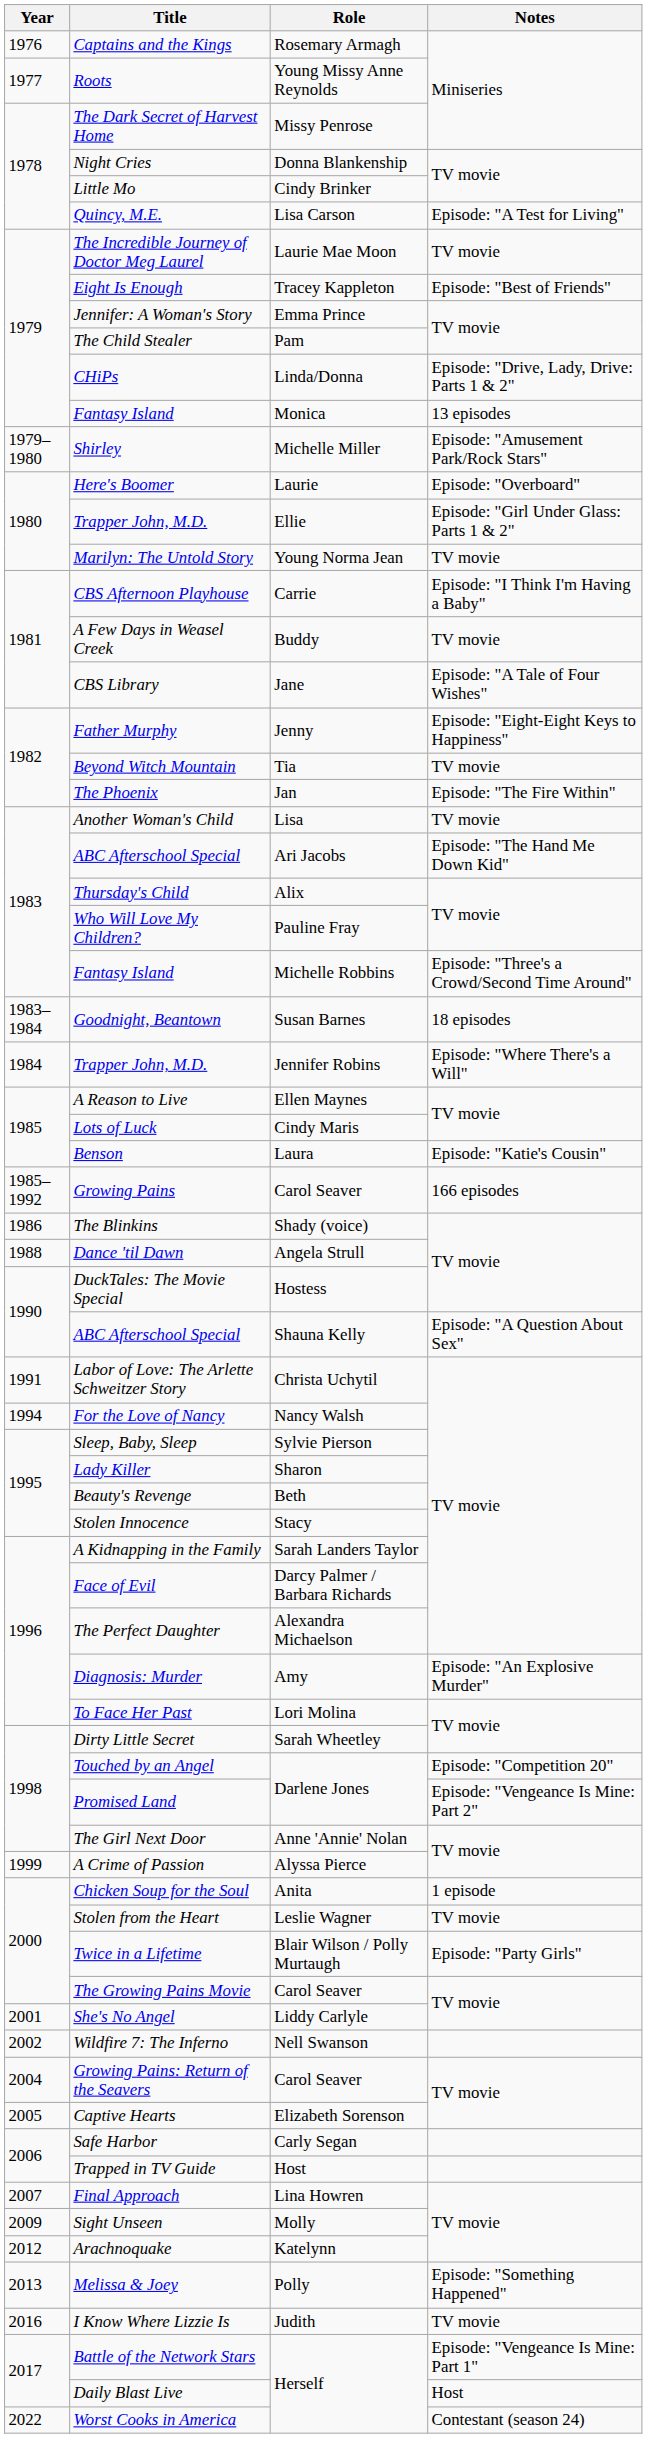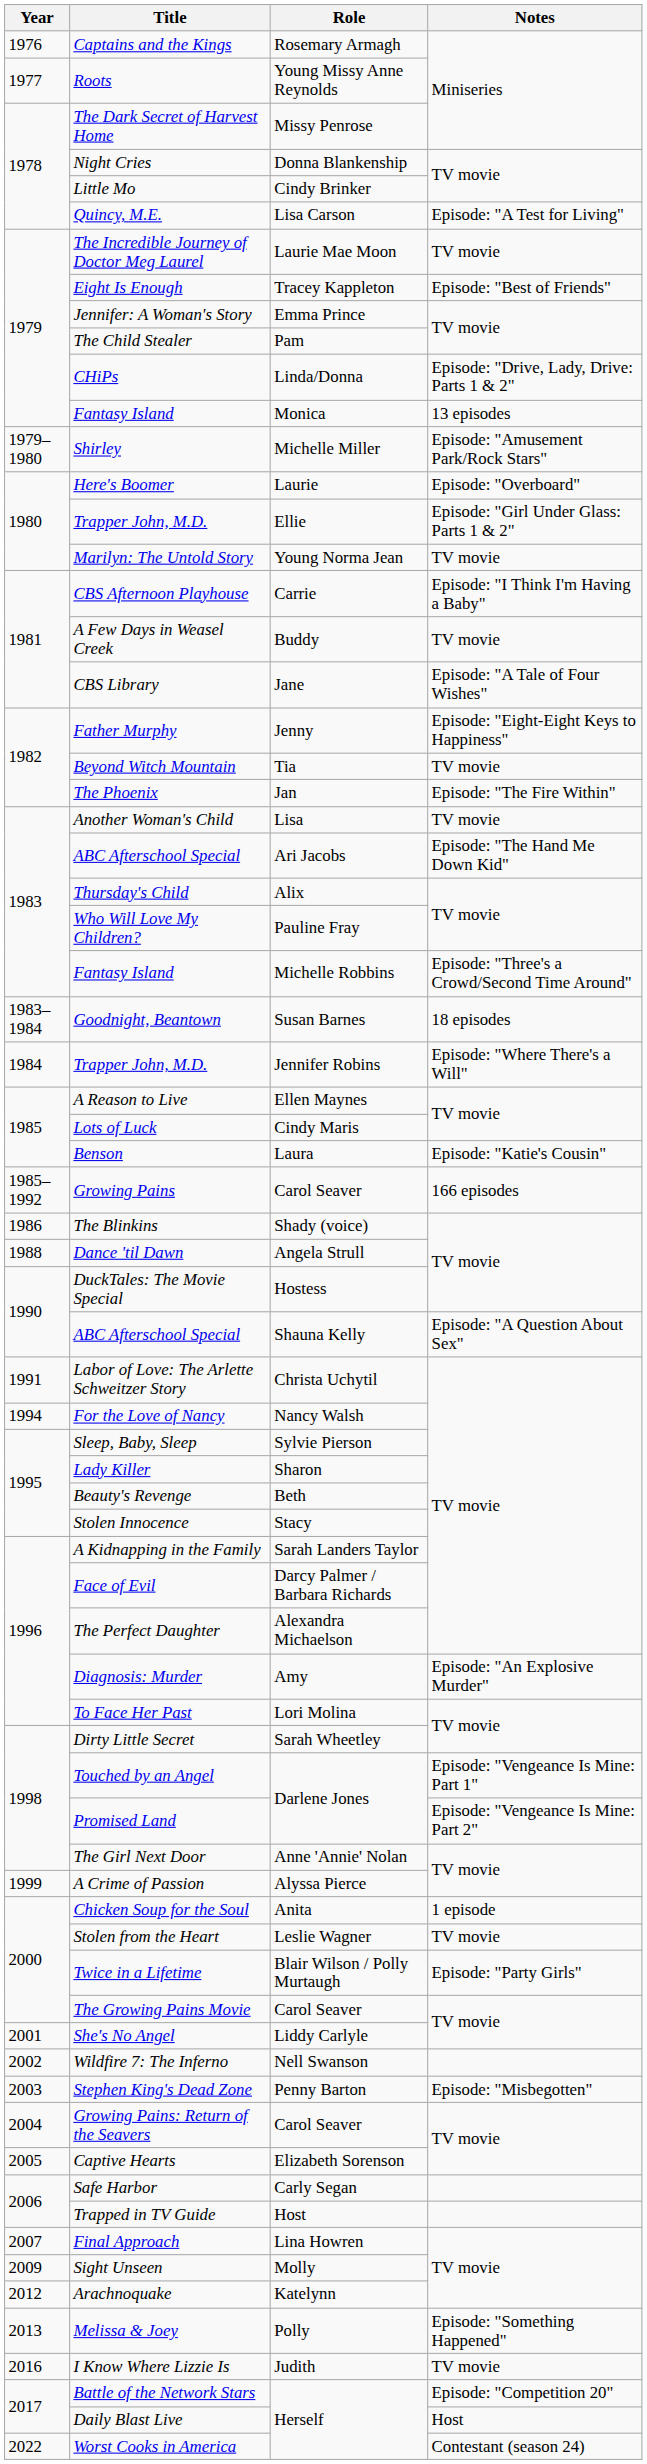(522, 1765) Episode: "Competition 20" -> (533, 1775) Episode: "Vengeance Is Mine: Part 1"
+ row: (163, 2088)
(533, 2357) Episode: "Vengeance Is Mine: Part 1" -> (522, 2393) Episode: "Competition 20"
